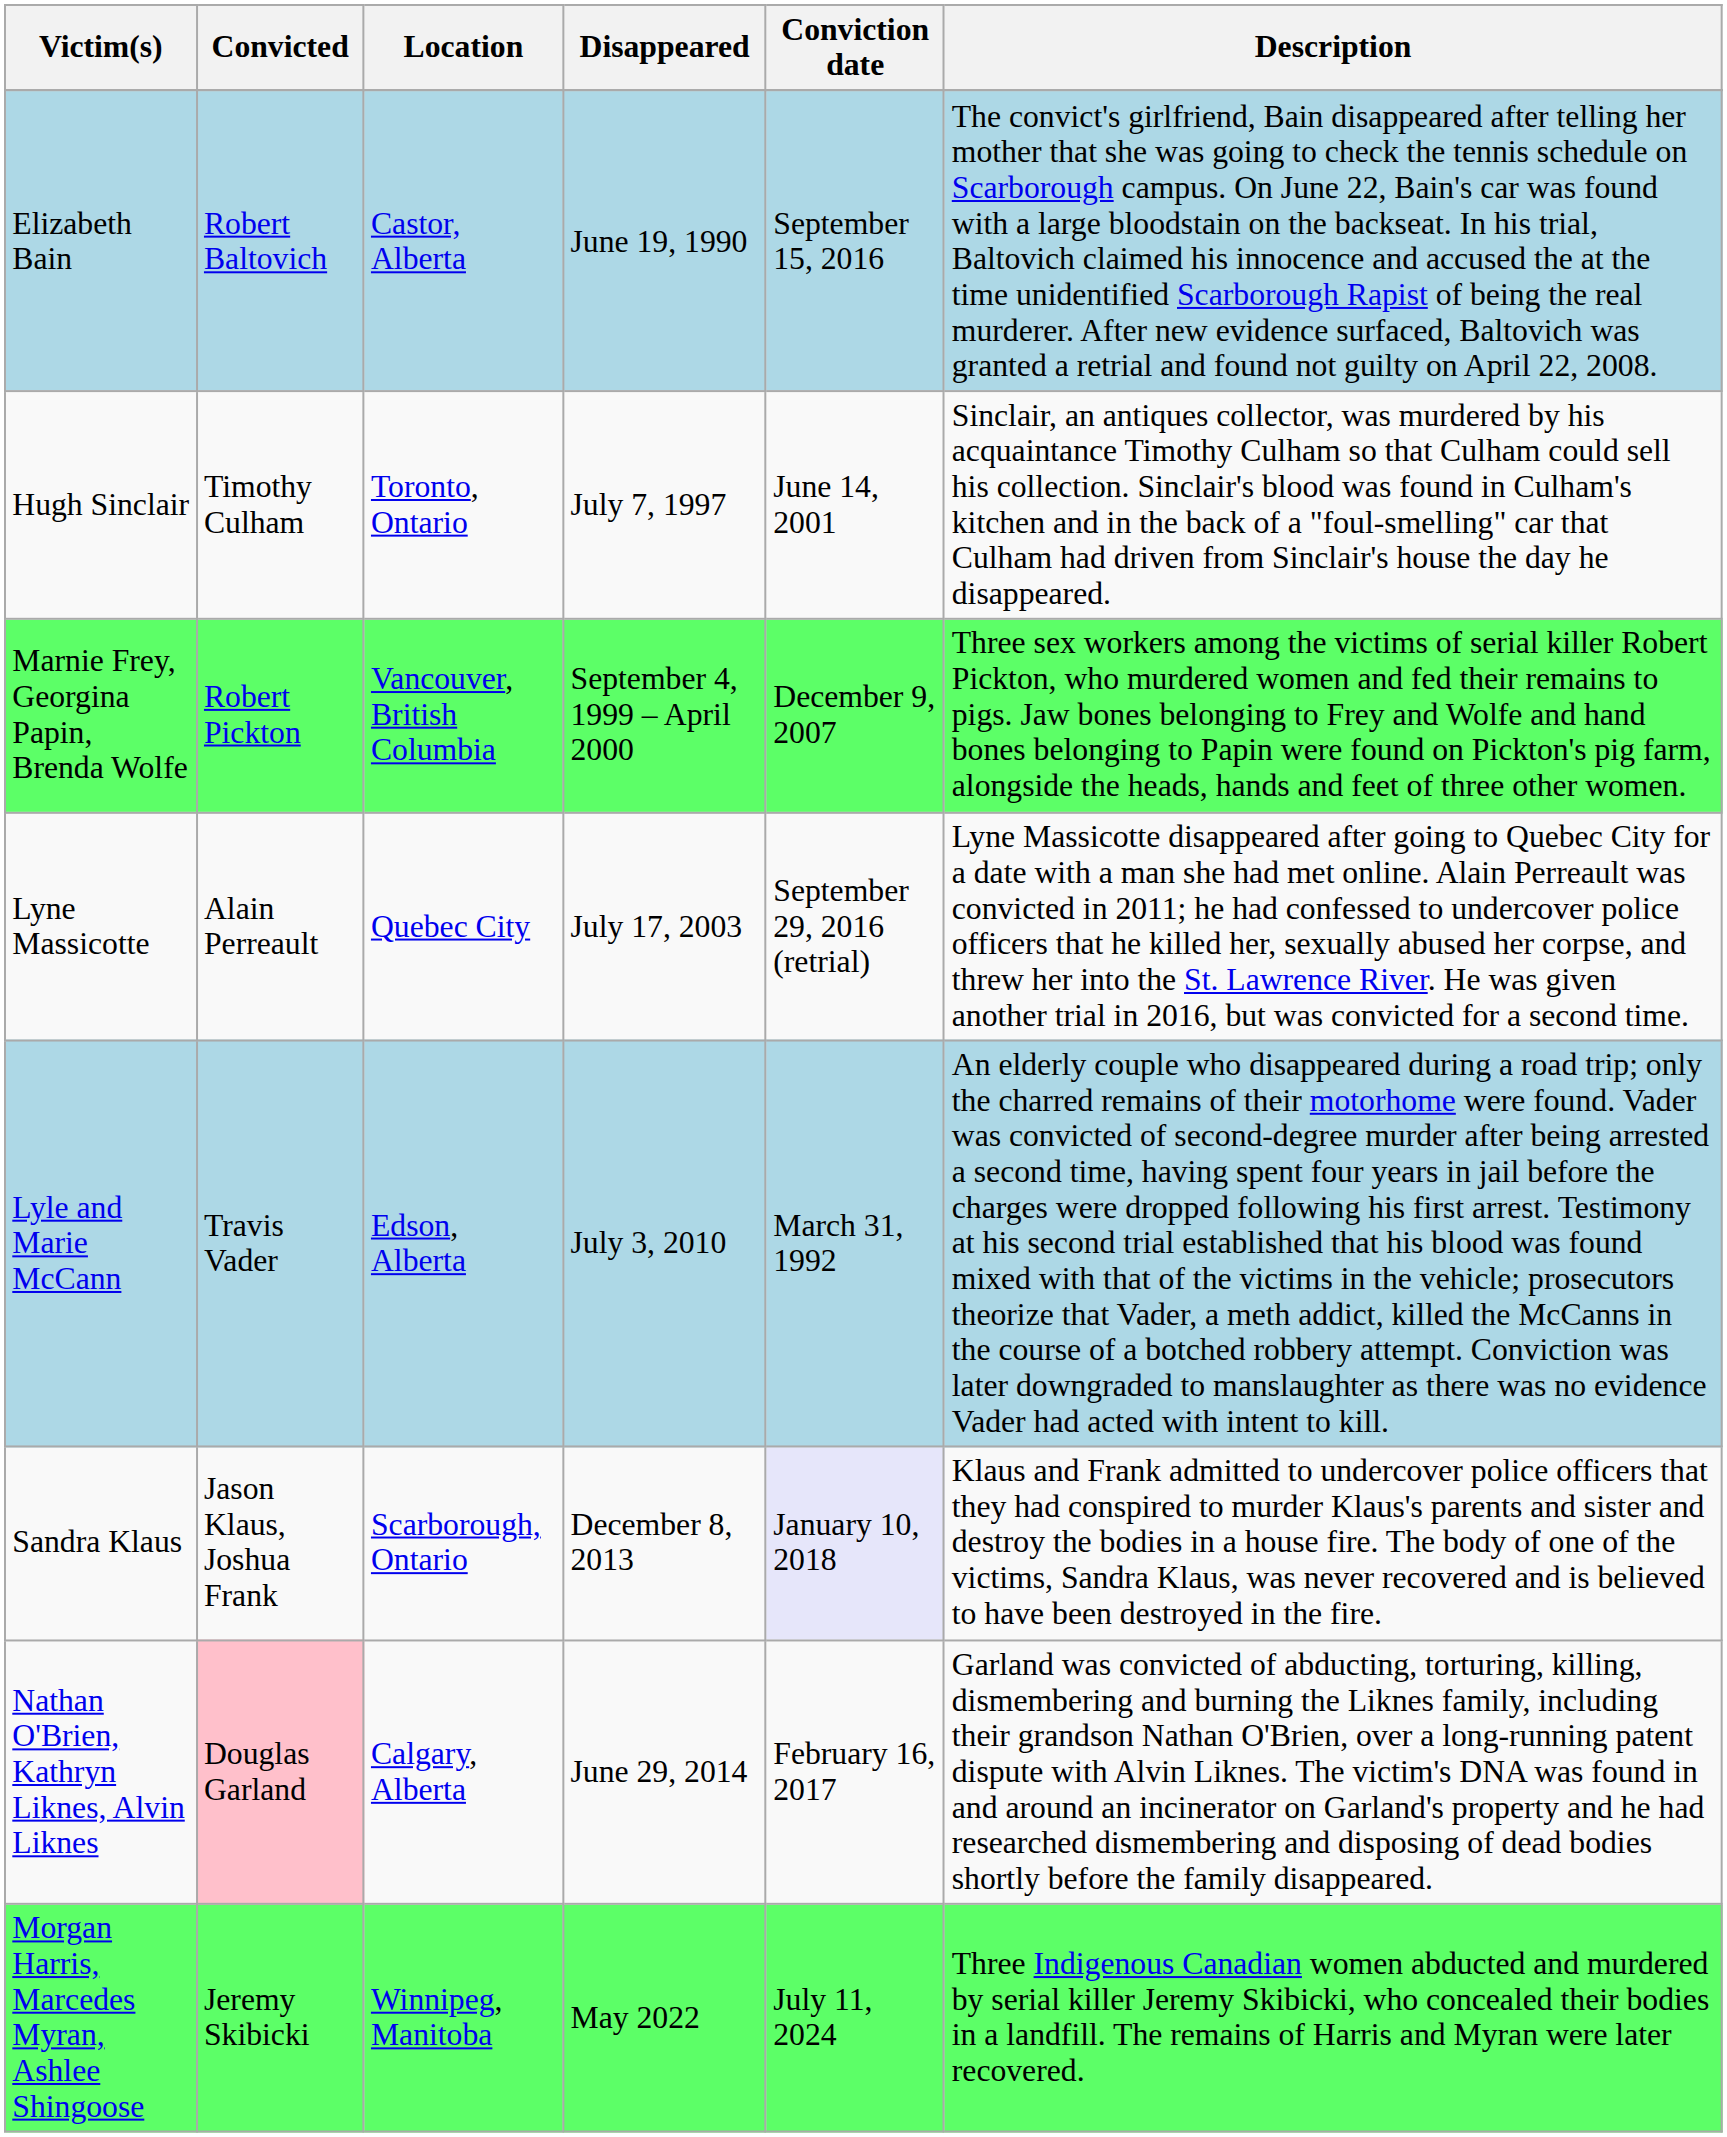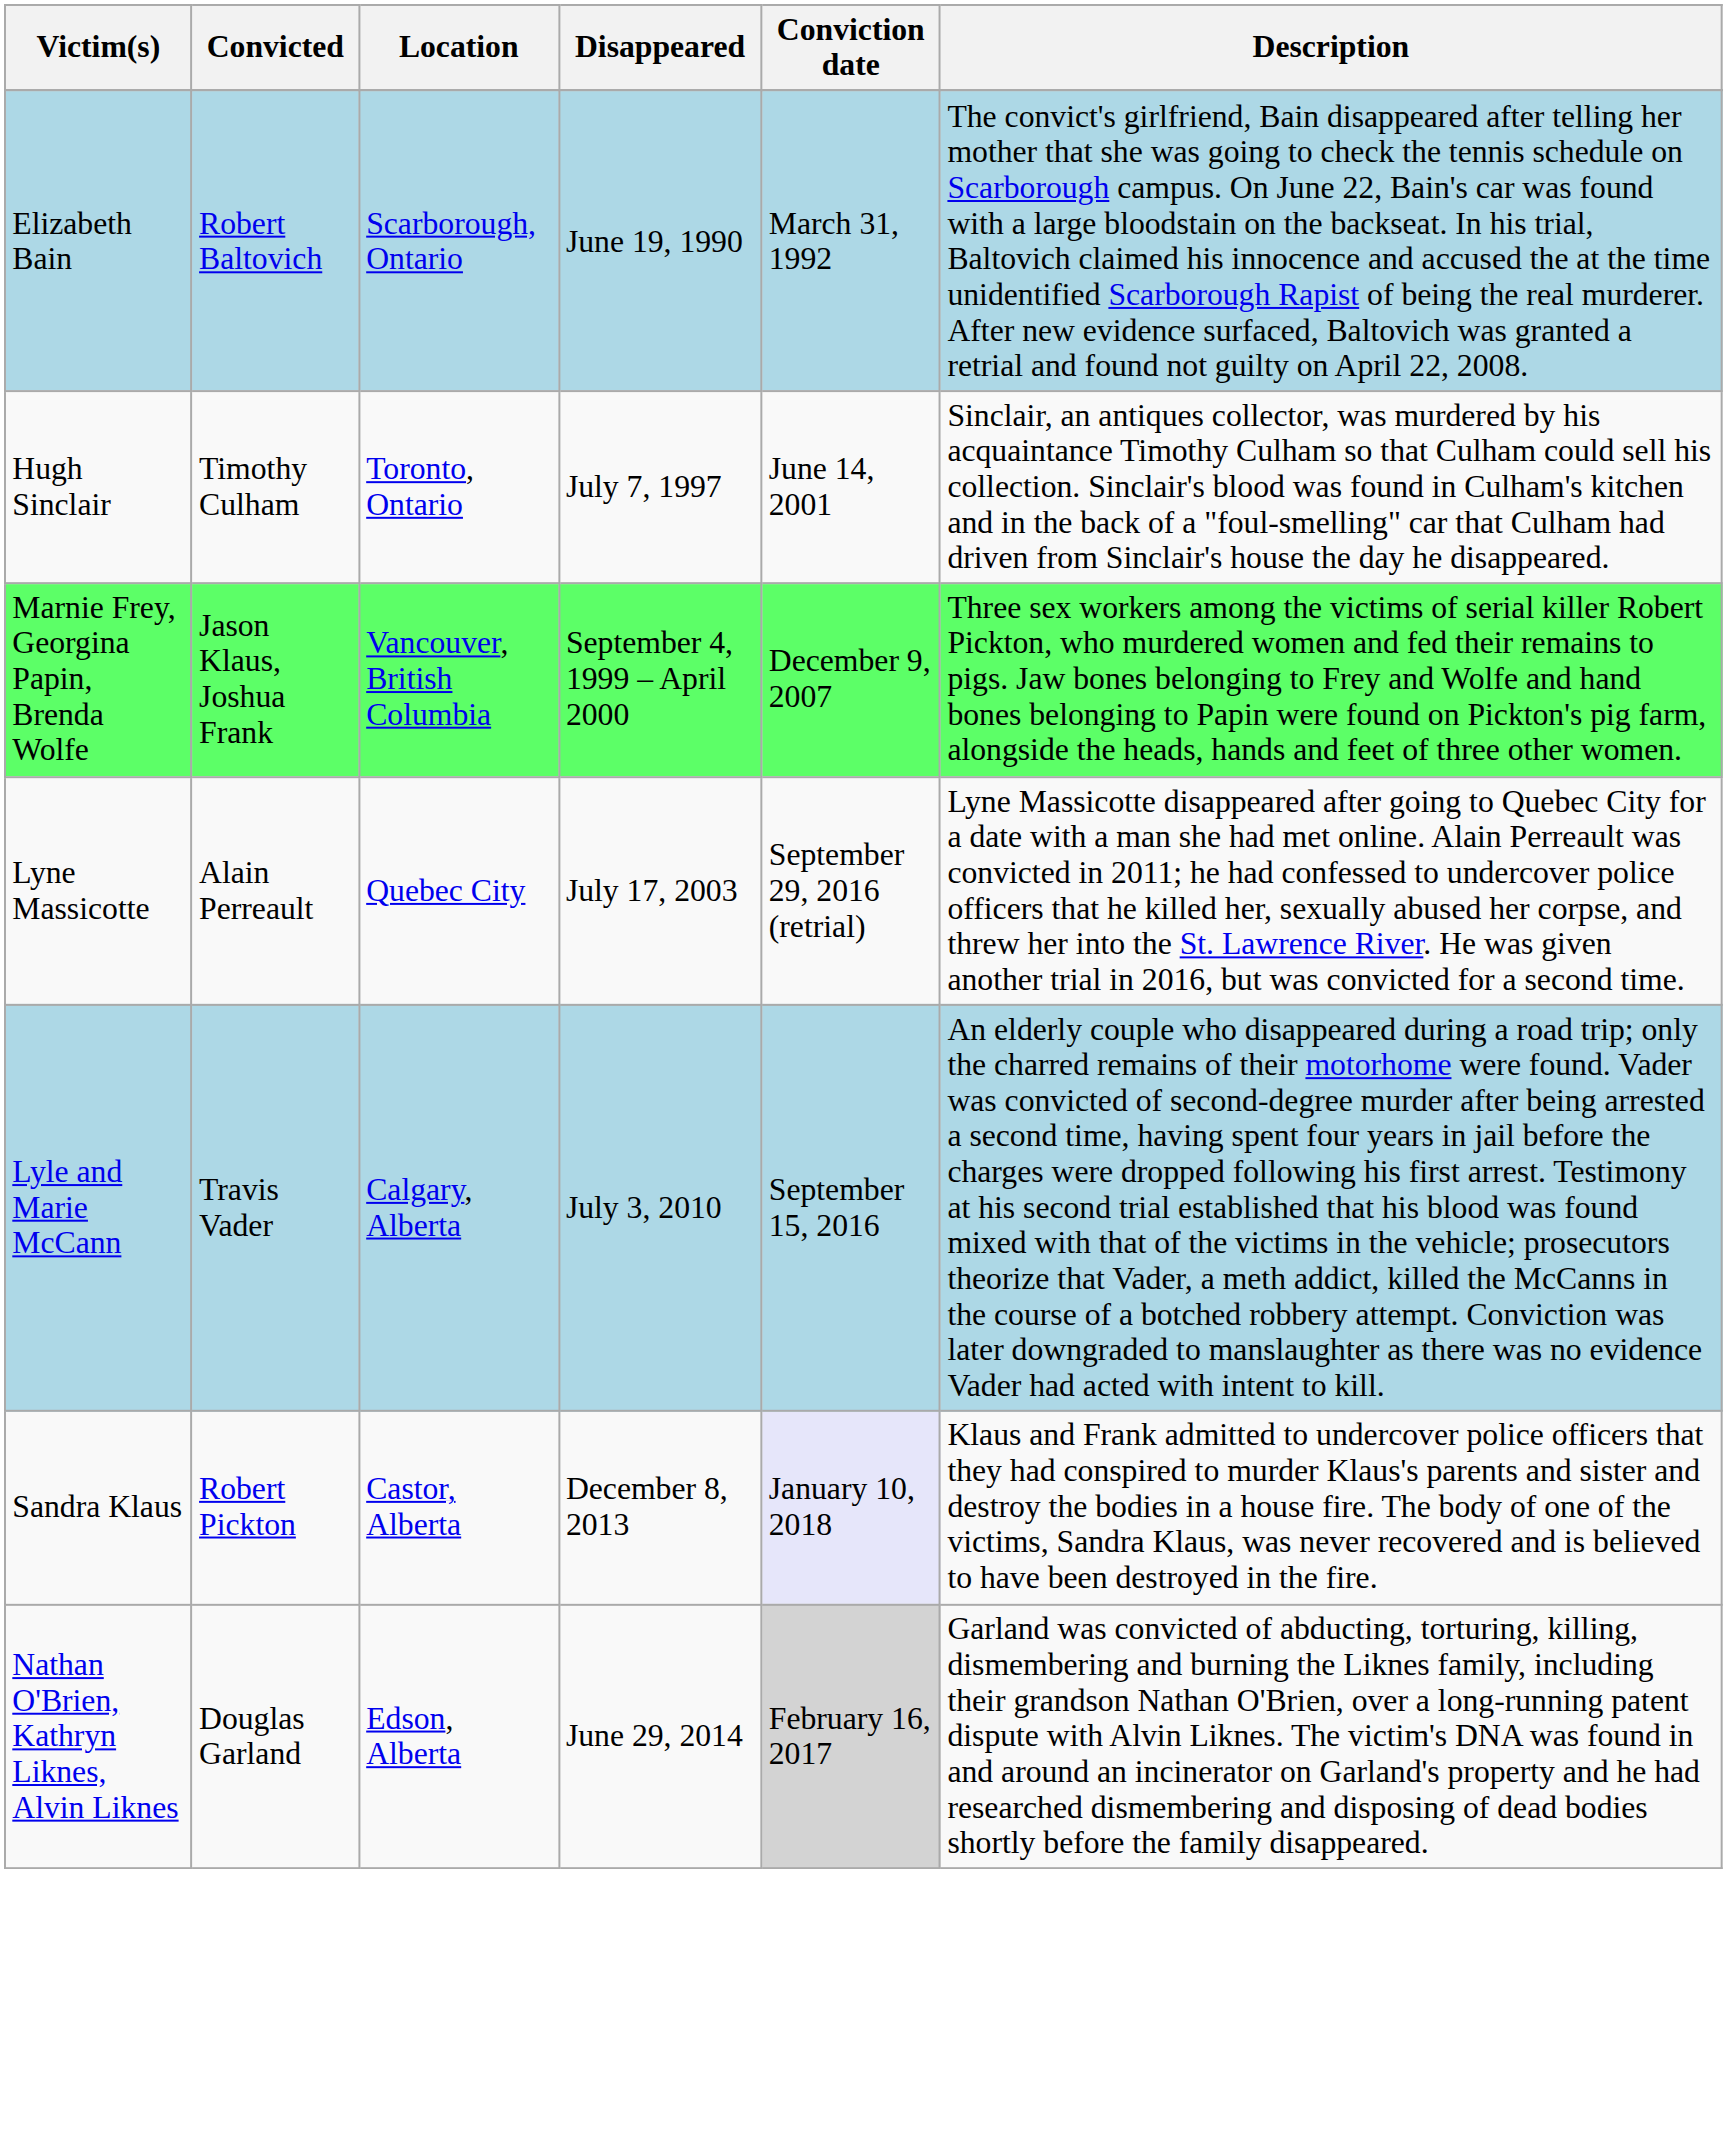(418, 240) Castor, Alberta -> (451, 240) Scarborough, Ontario
(841, 240) September 15, 2016 -> (834, 240) March 31, 1992
(252, 714) Robert Pickton -> (242, 679) Jason Klaus, Joshua Frank
(418, 1243) Edson, Alberta -> (419, 1207) Calgary, Alberta
(838, 1243) March 31, 1992 -> (837, 1207) September 15, 2016
(247, 1542) Jason Klaus, Joshua Frank -> (247, 1507) Robert Pickton
(456, 1542) Scarborough, Ontario -> (414, 1507) Castor, Alberta
(257, 1771) pink background -> (252, 1735) no background
(424, 1771) Calgary, Alberta -> (414, 1735) Edson, Alberta
(854, 1771) no background -> (850, 1735) lightgrey background
- row: (78, 2017)
